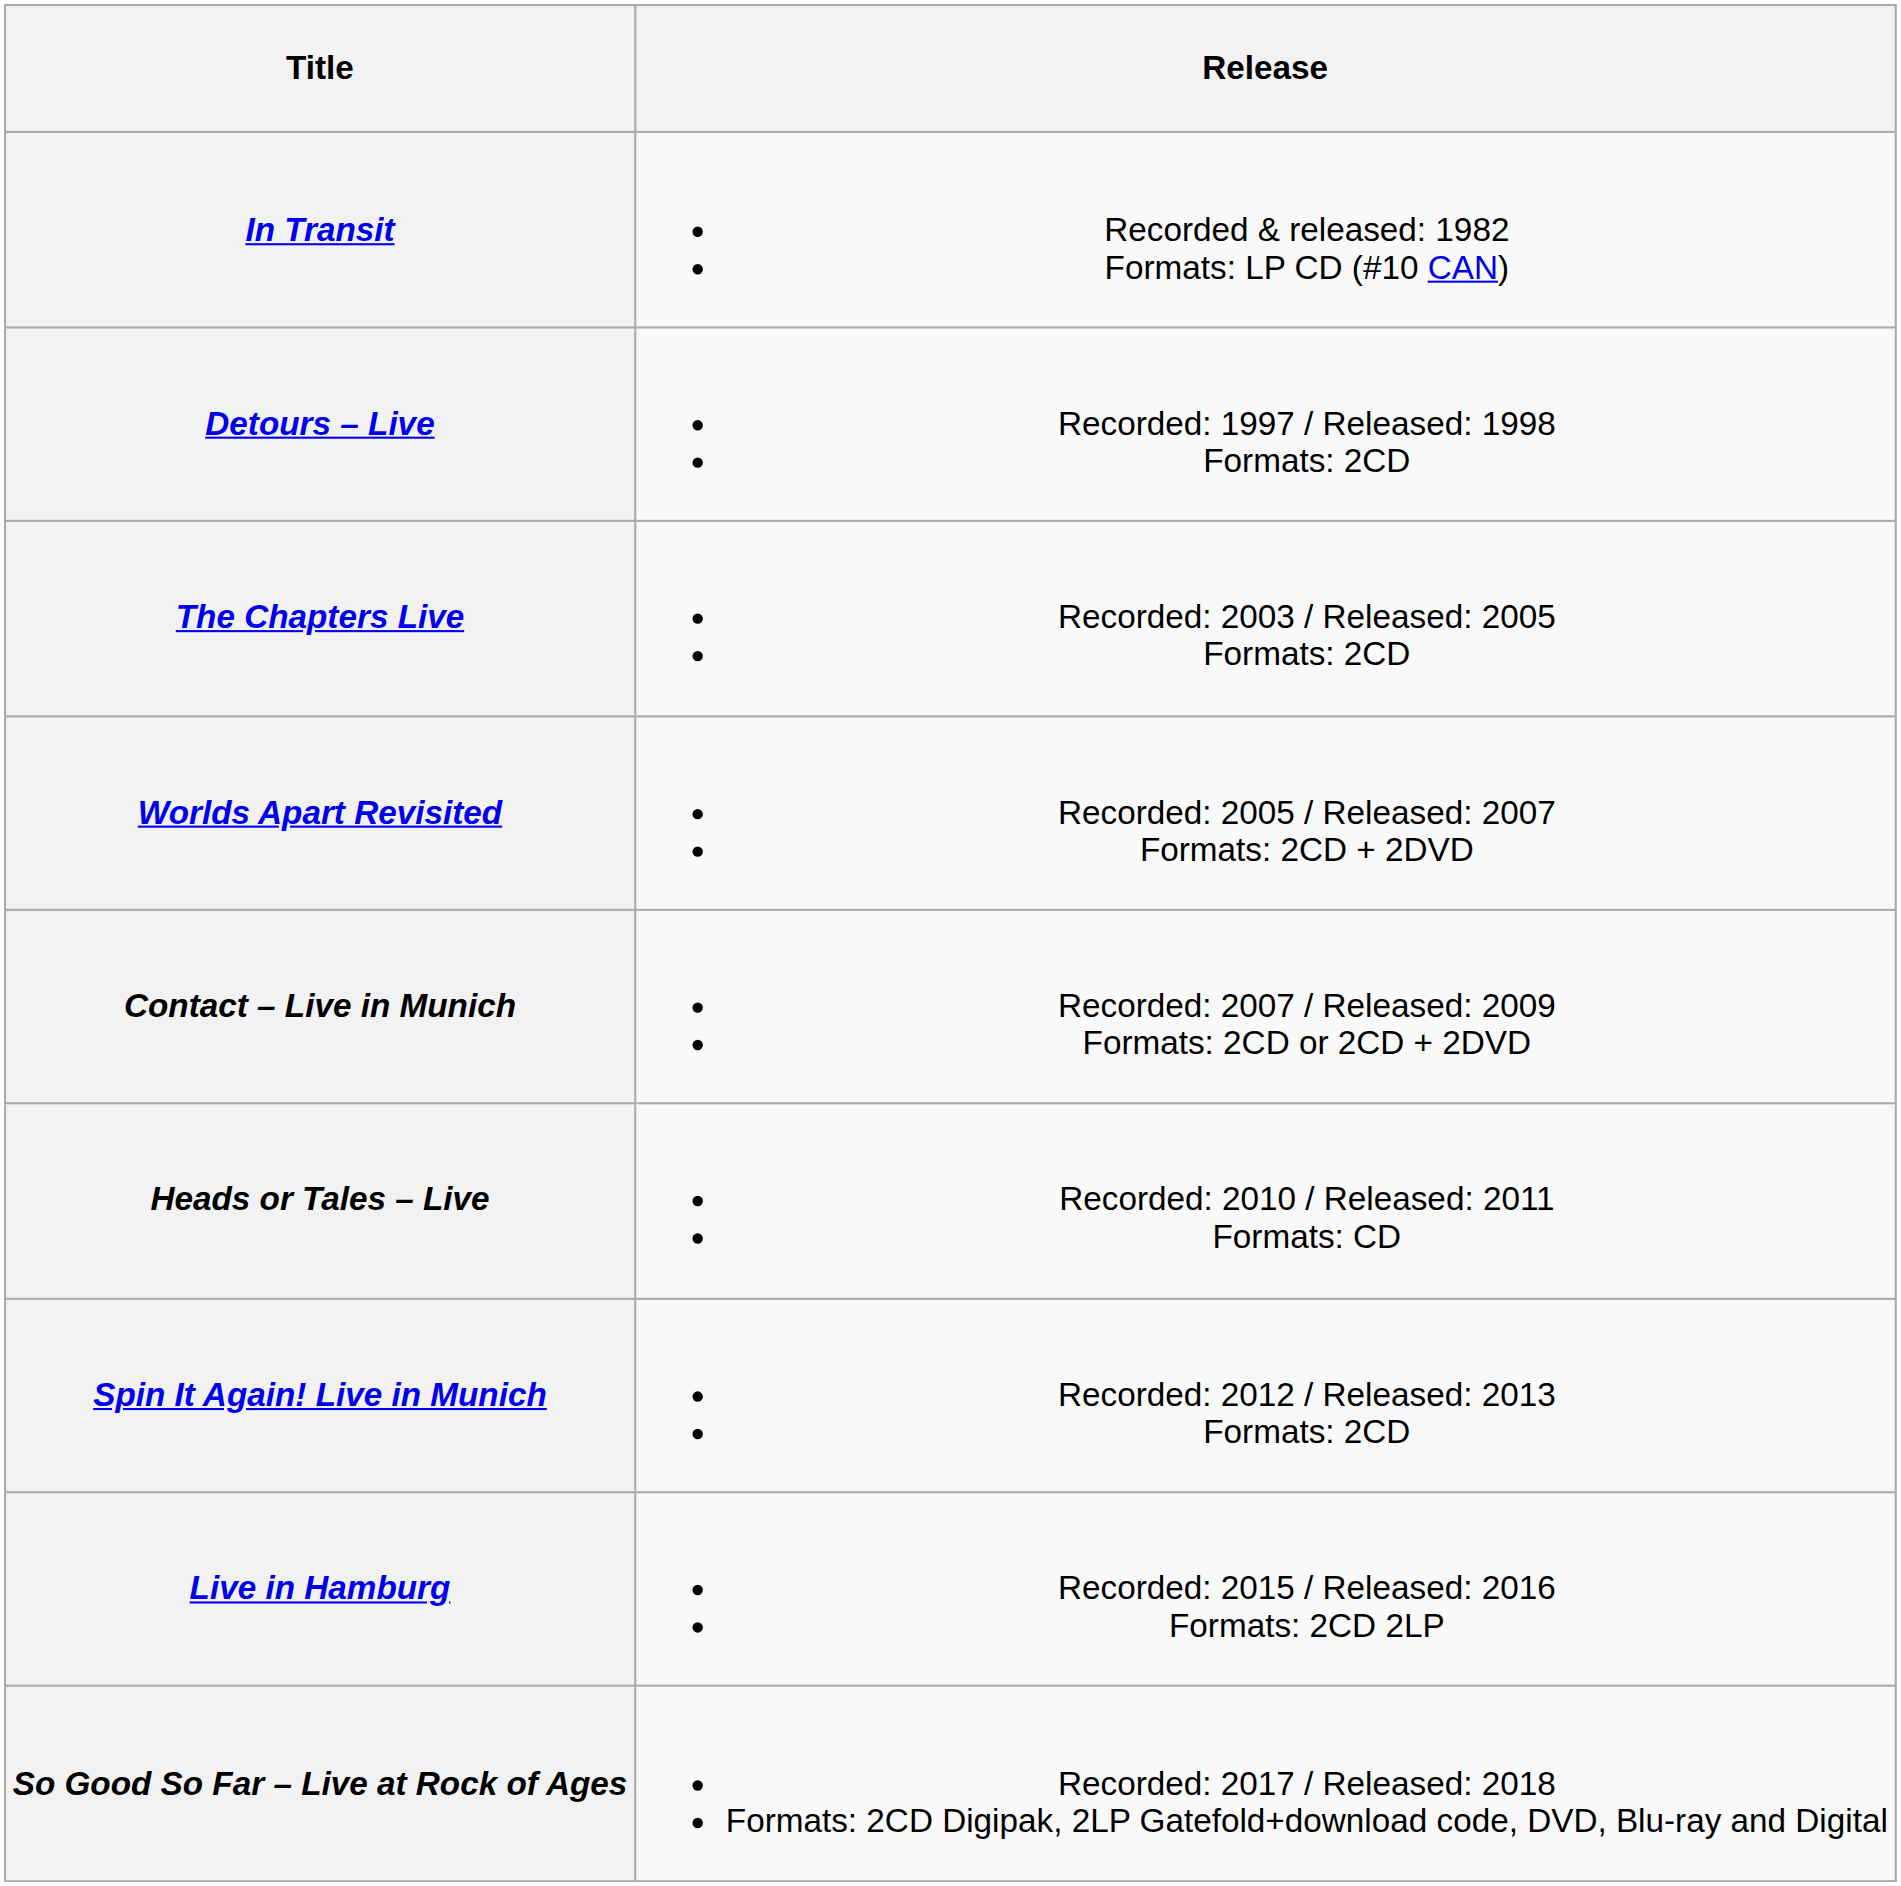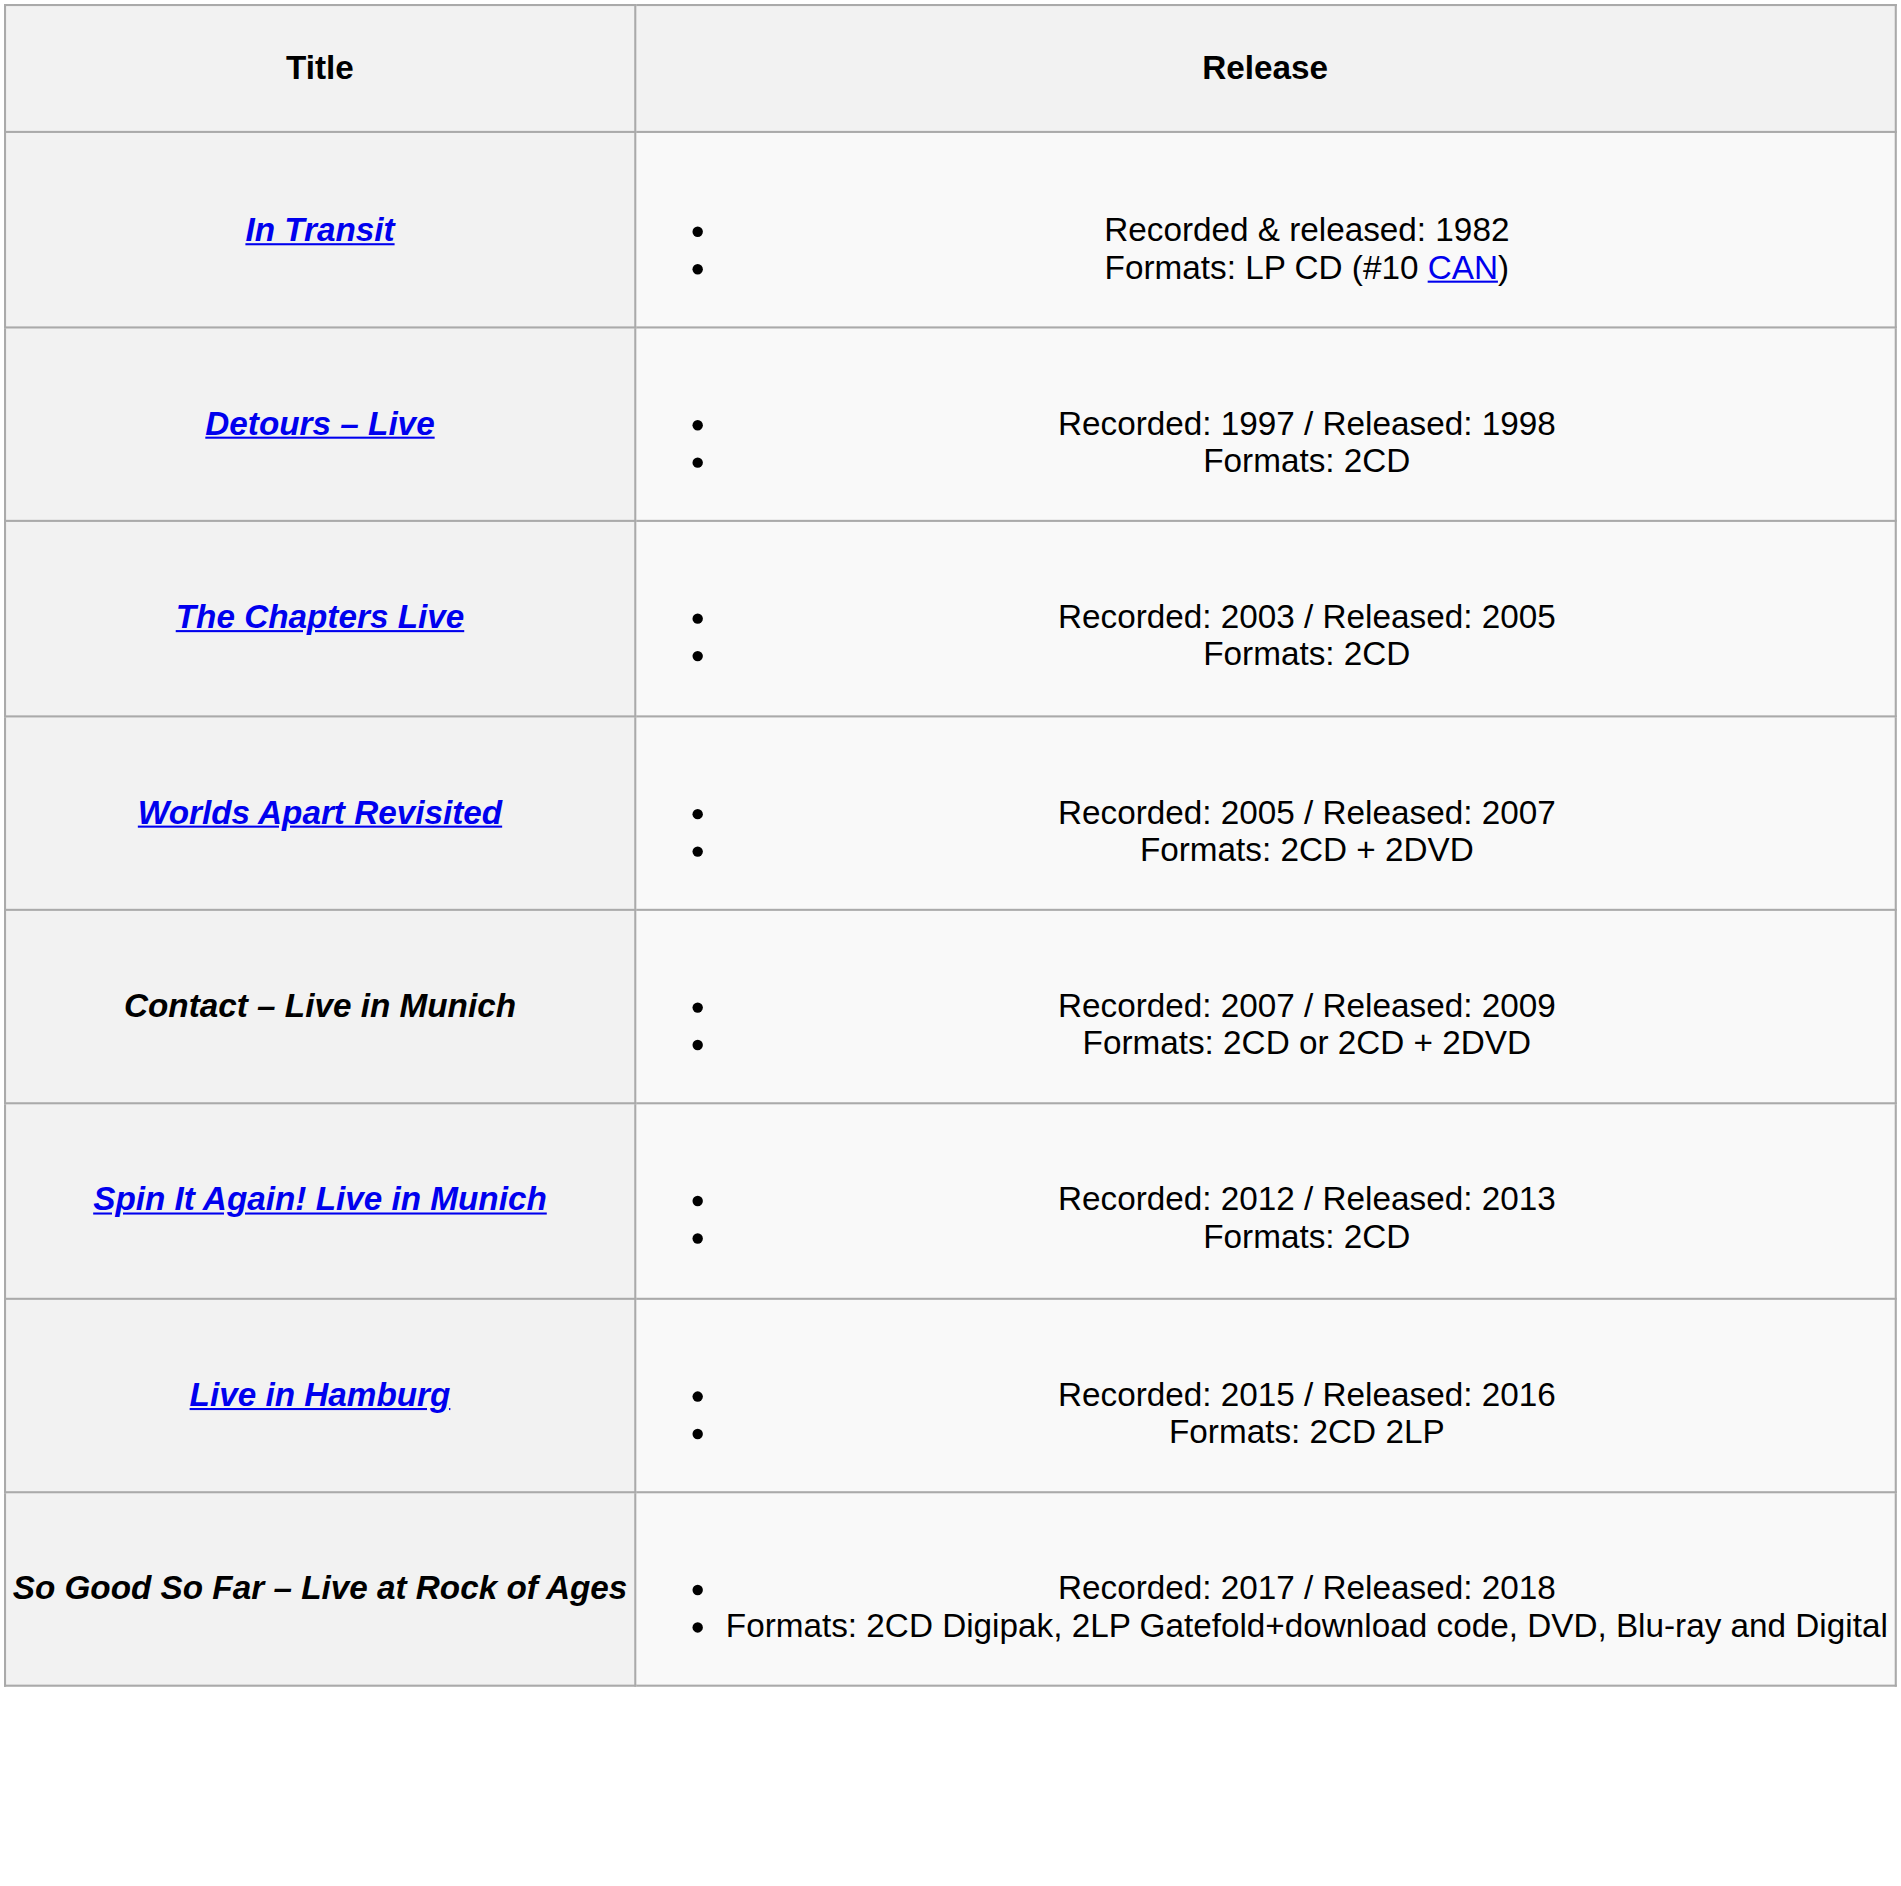- row: (320, 1200)
